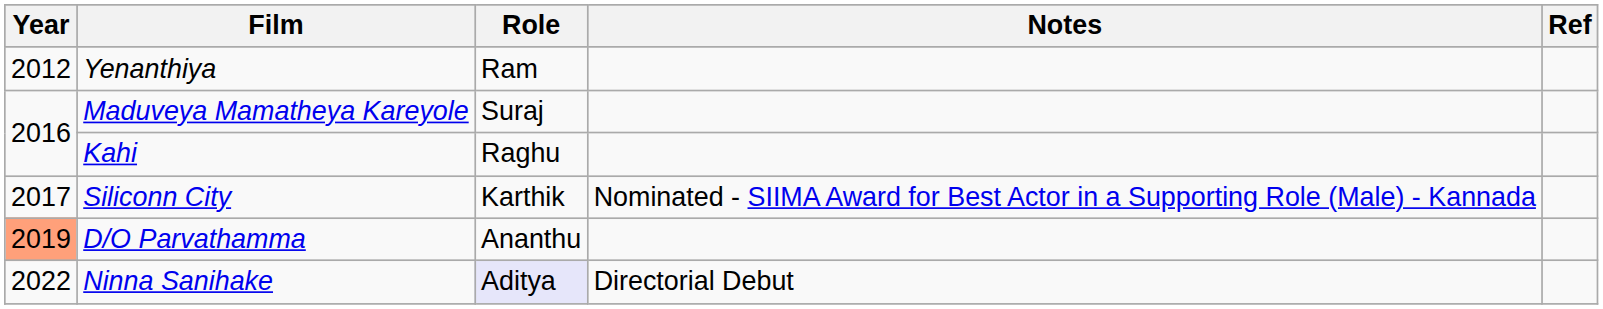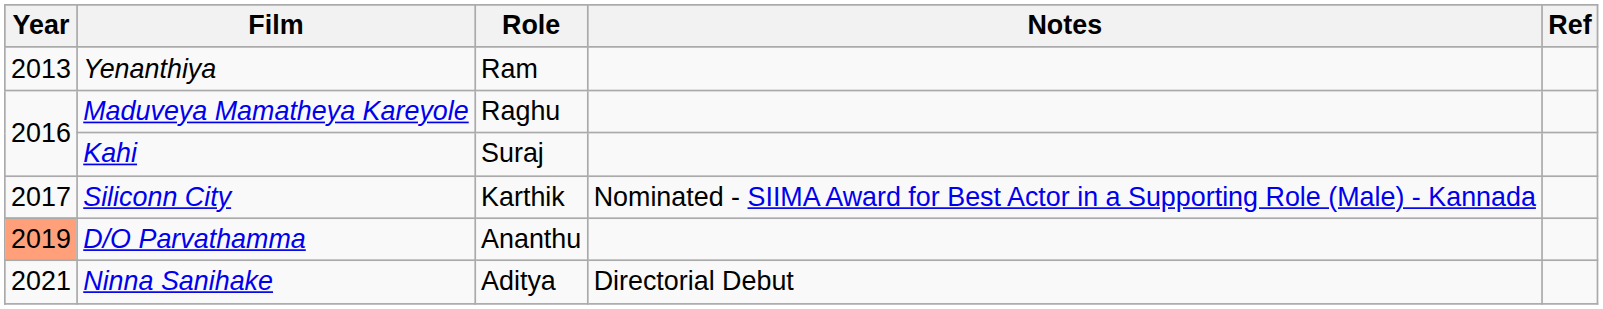(41, 68) 2012 -> (41, 68) 2013
(512, 111) Suraj -> (521, 111) Raghu
(521, 153) Raghu -> (512, 153) Suraj
(41, 281) 2022 -> (41, 281) 2021
(518, 281) lavender background -> (518, 281) no background
